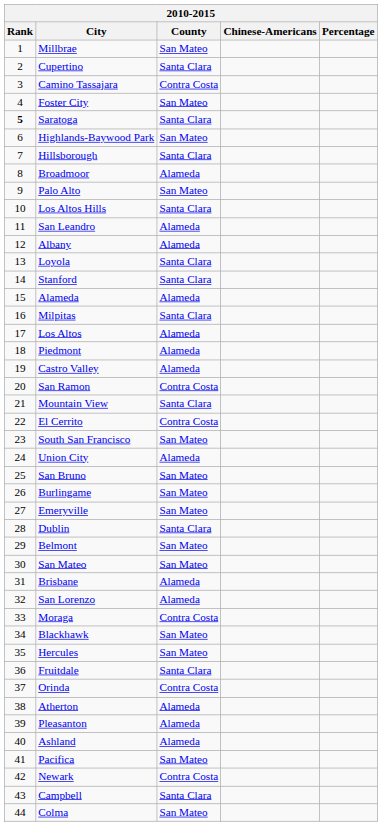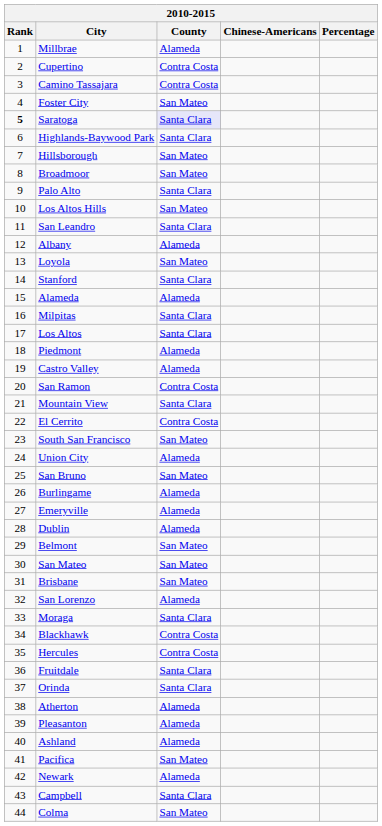(184, 48) San Mateo -> (180, 48) Alameda
(185, 66) Santa Clara -> (189, 66) Contra Costa
(185, 119) no background -> (185, 119) lavender background
(184, 137) San Mateo -> (185, 137) Santa Clara
(185, 155) Santa Clara -> (184, 155) San Mateo
(180, 173) Alameda -> (184, 173) San Mateo
(184, 191) San Mateo -> (185, 191) Santa Clara
(185, 208) Santa Clara -> (184, 208) San Mateo
(180, 226) Alameda -> (185, 226) Santa Clara
(185, 262) Santa Clara -> (184, 262) San Mateo
(180, 333) Alameda -> (185, 333) Santa Clara
(184, 492) San Mateo -> (180, 492) Alameda
(184, 510) San Mateo -> (180, 510) Alameda
(185, 528) Santa Clara -> (180, 528) Alameda
(180, 581) Alameda -> (184, 581) San Mateo
(189, 617) Contra Costa -> (185, 617) Santa Clara
(184, 635) San Mateo -> (189, 635) Contra Costa
(184, 652) San Mateo -> (189, 652) Contra Costa
(189, 688) Contra Costa -> (185, 688) Santa Clara
(189, 777) Contra Costa -> (180, 777) Alameda
